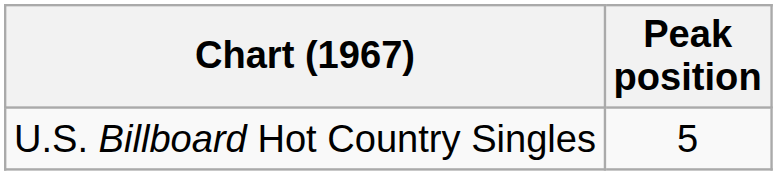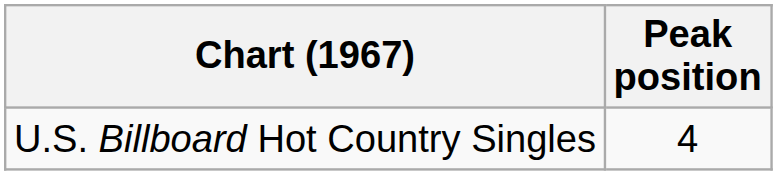(688, 137) 5 -> (688, 137) 4
